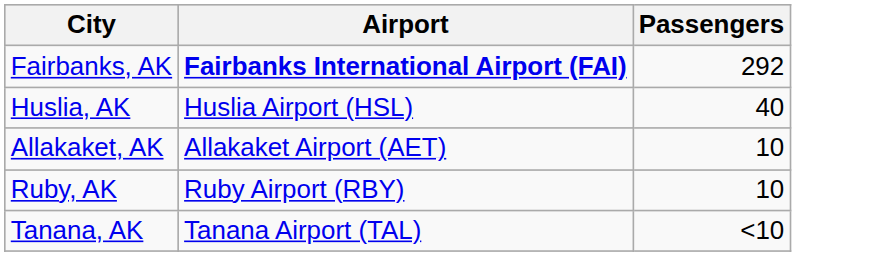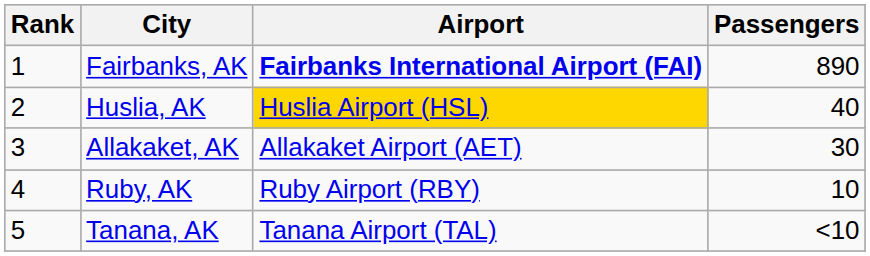+ column: (42, 25)
(763, 66) 292 -> (838, 66) 890
(299, 107) no background -> (374, 107) gold background
(770, 148) 10 -> (845, 148) 30
